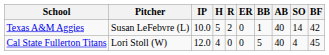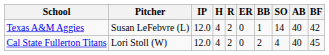columns swapped: (299, 12) <-> (281, 12)
(202, 27) 10.0 -> (202, 27) 12.0
(218, 27) 5 -> (218, 27) 4
(230, 43) 0 -> (230, 43) 2
(259, 43) 5 -> (259, 43) 2
